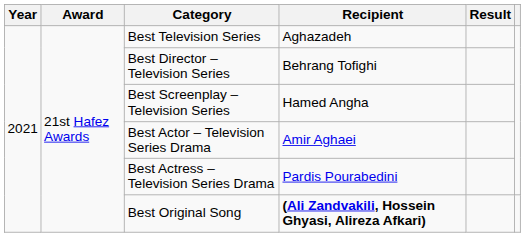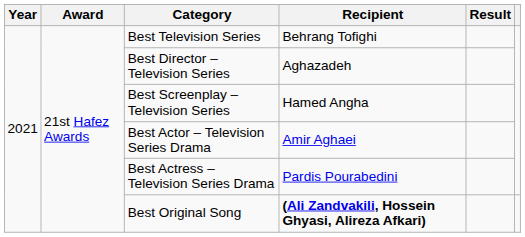(317, 36) Aghazadeh -> (330, 36) Behrang Tofighi
(330, 66) Behrang Tofighi -> (317, 66) Aghazadeh
